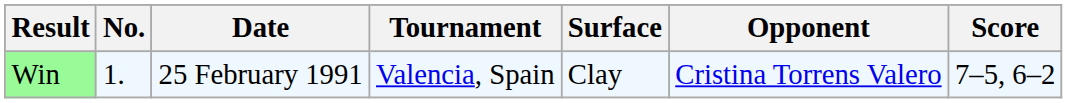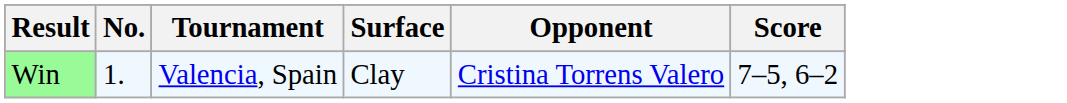- column: (261, 27)
